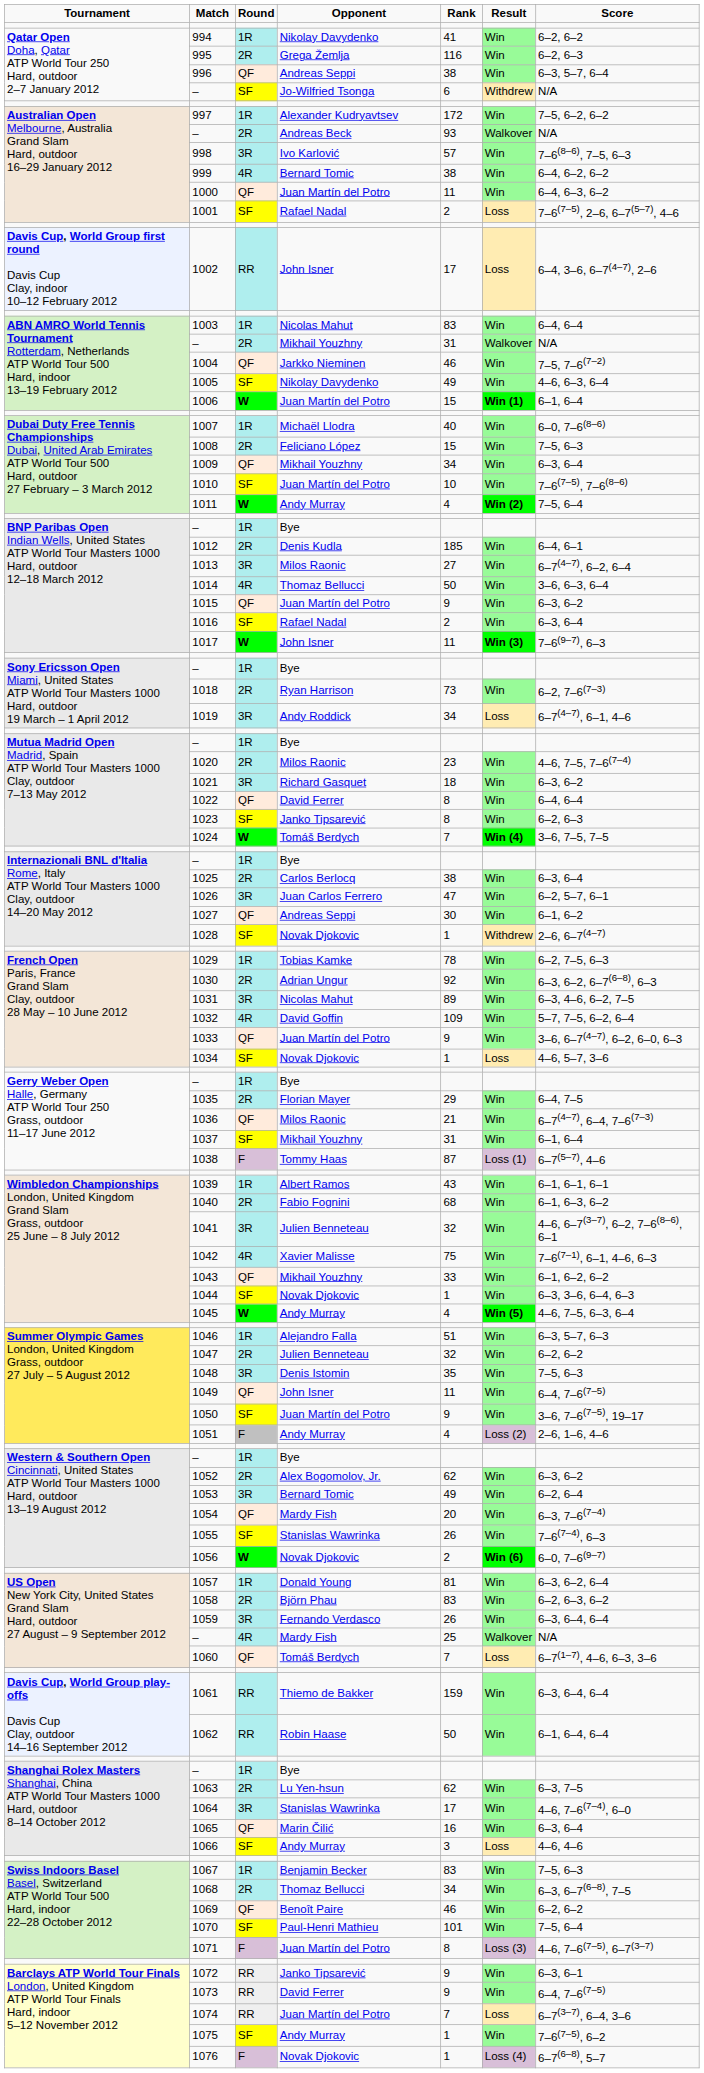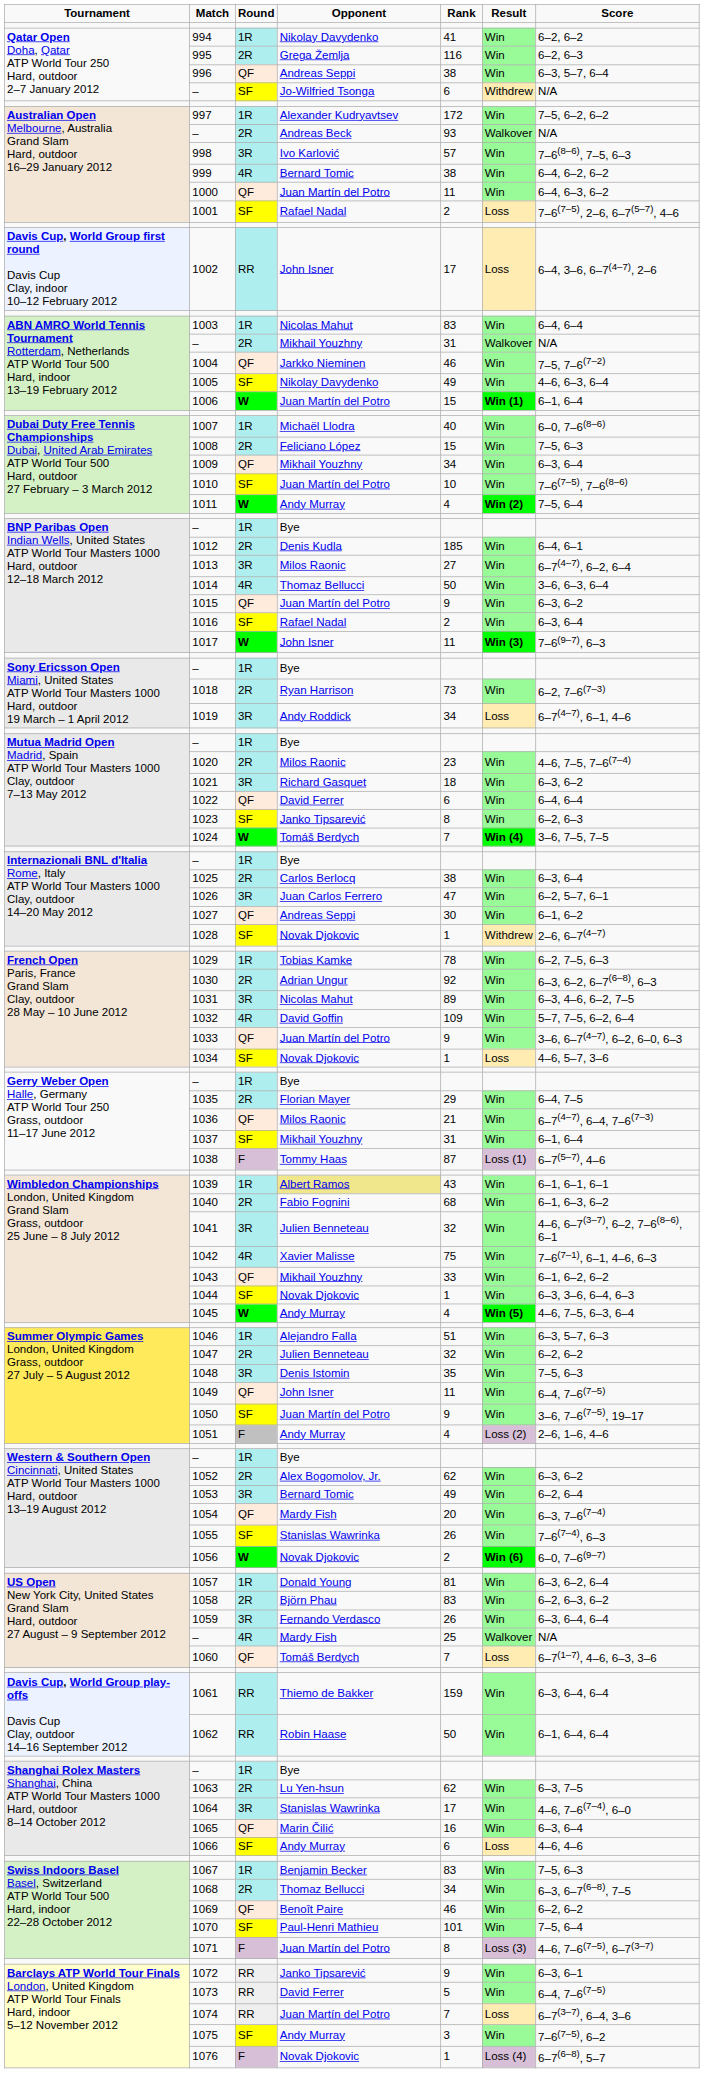(447, 800) 8 -> (447, 800) 6
(315, 1184) no background -> (315, 1184) khaki background
(447, 1846) 3 -> (447, 1846) 6
(447, 1993) 9 -> (447, 1993) 5
(447, 2035) 1 -> (447, 2035) 3
